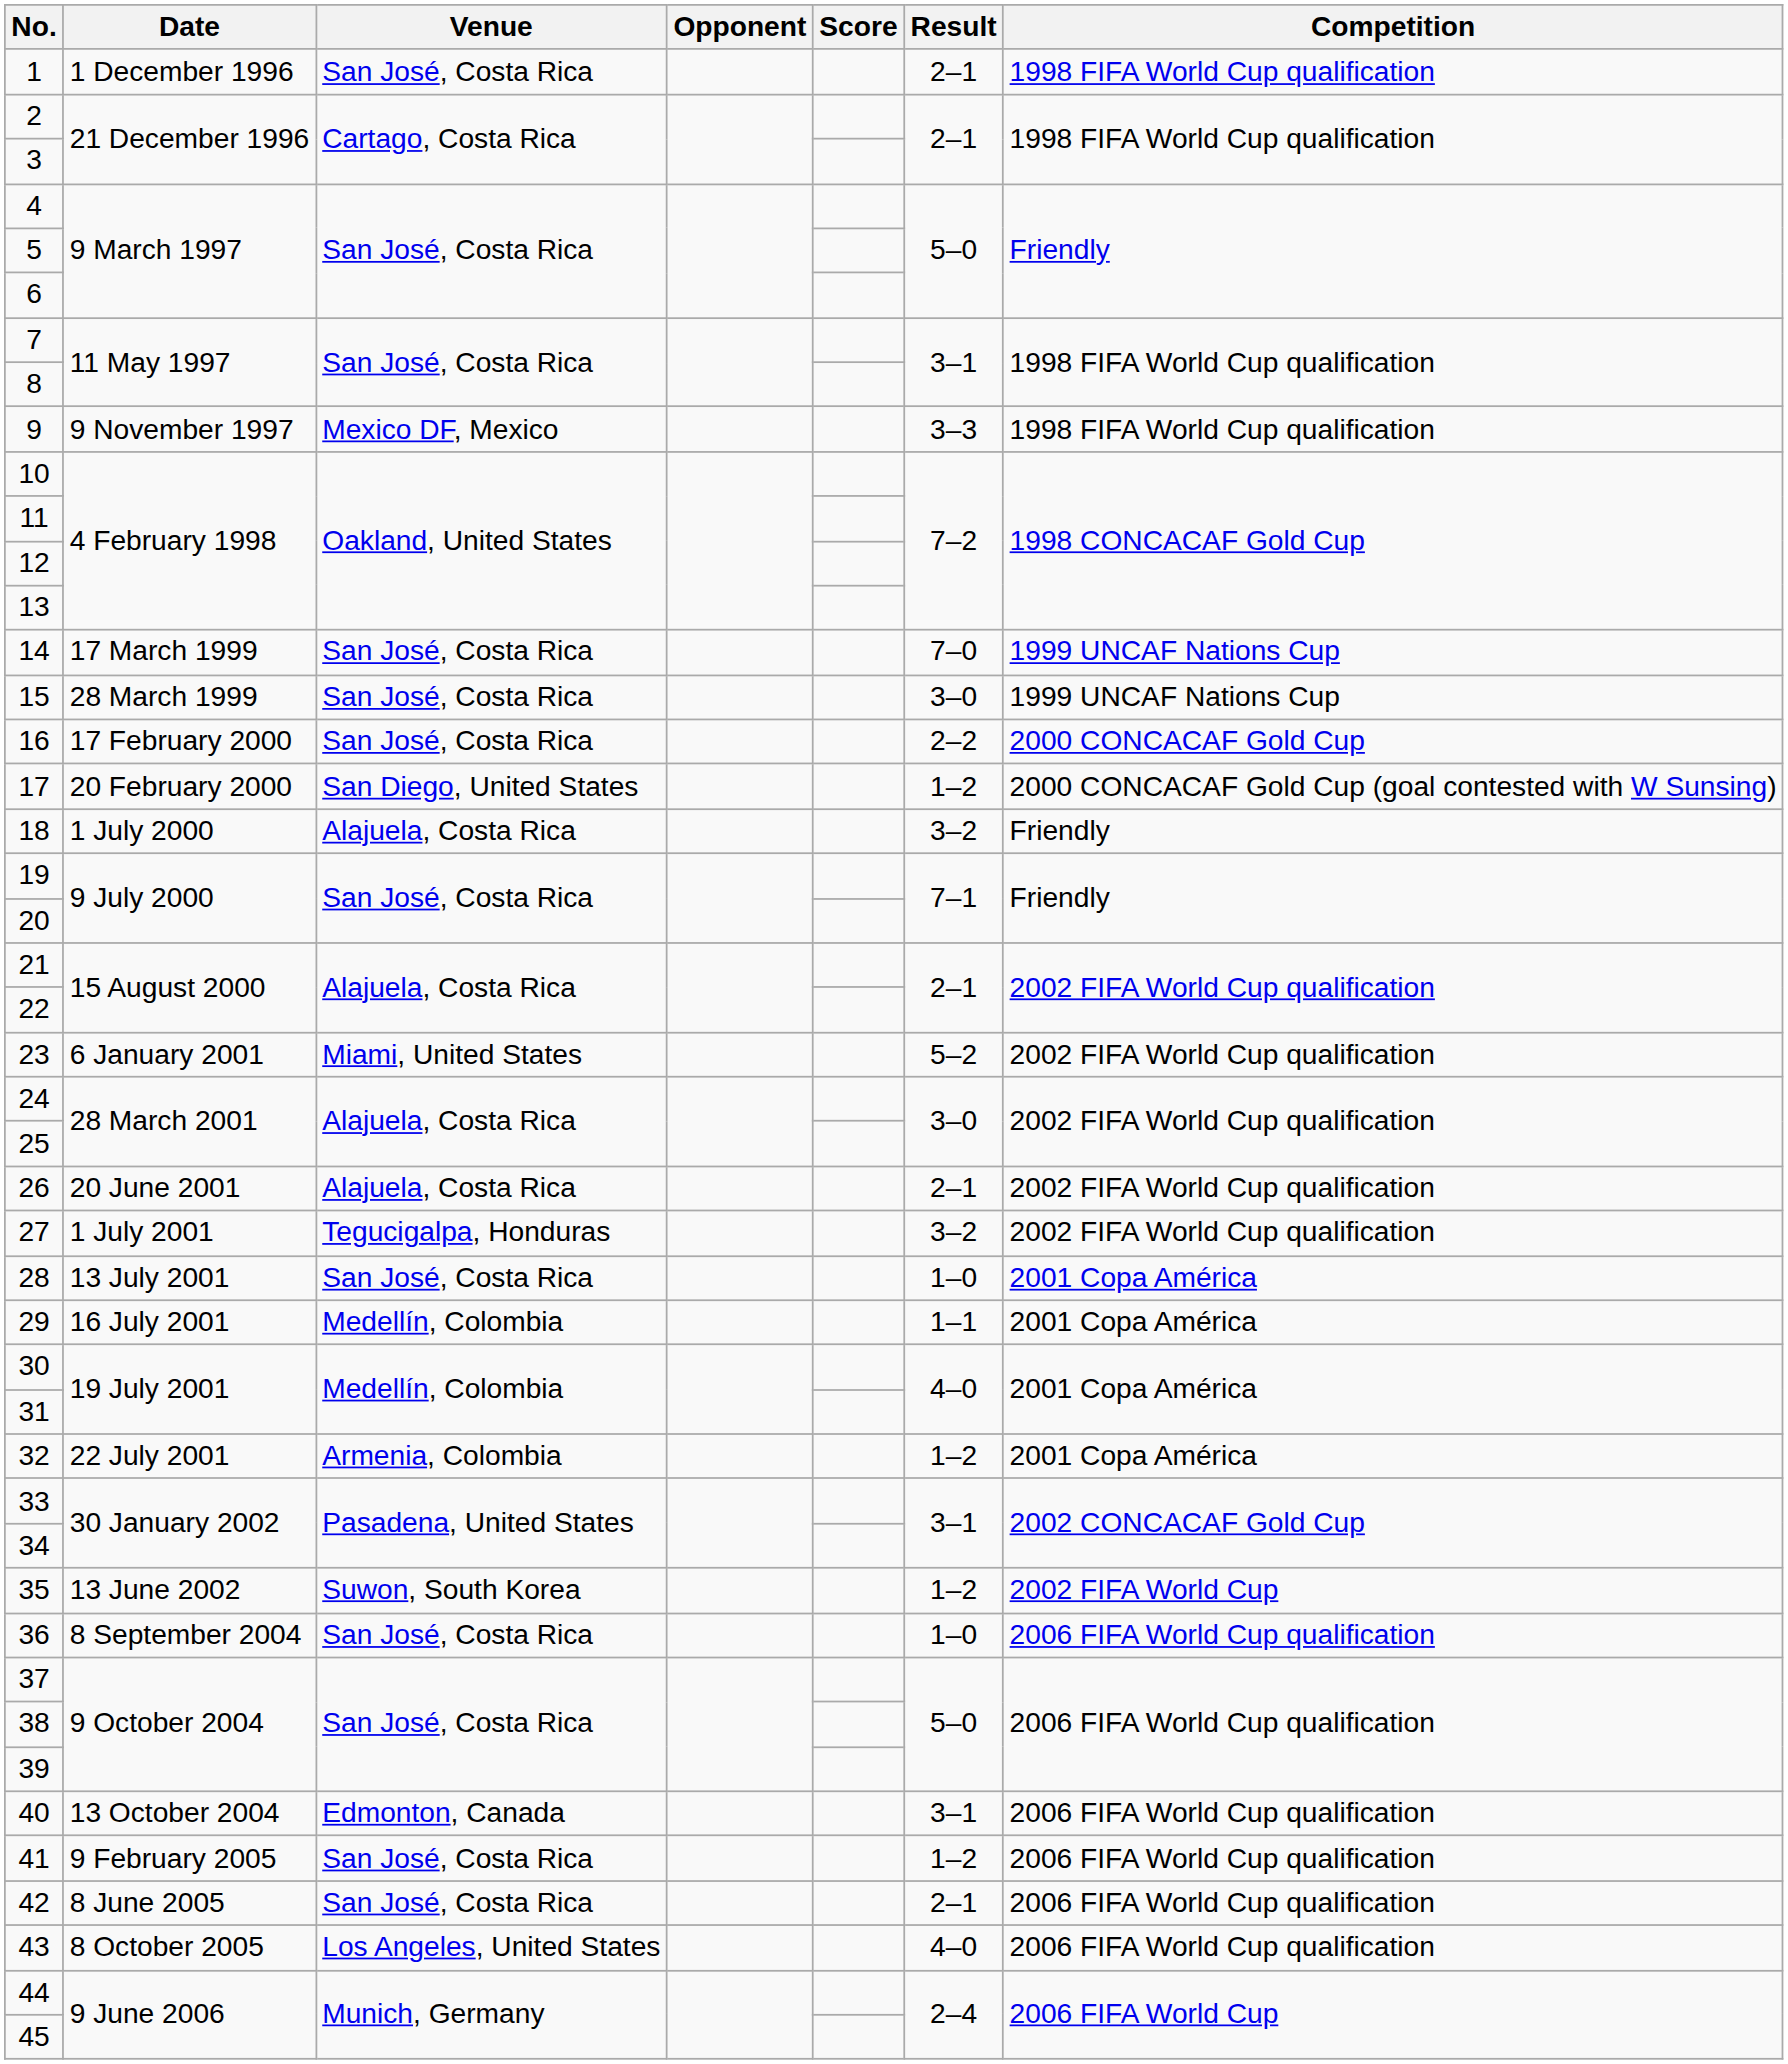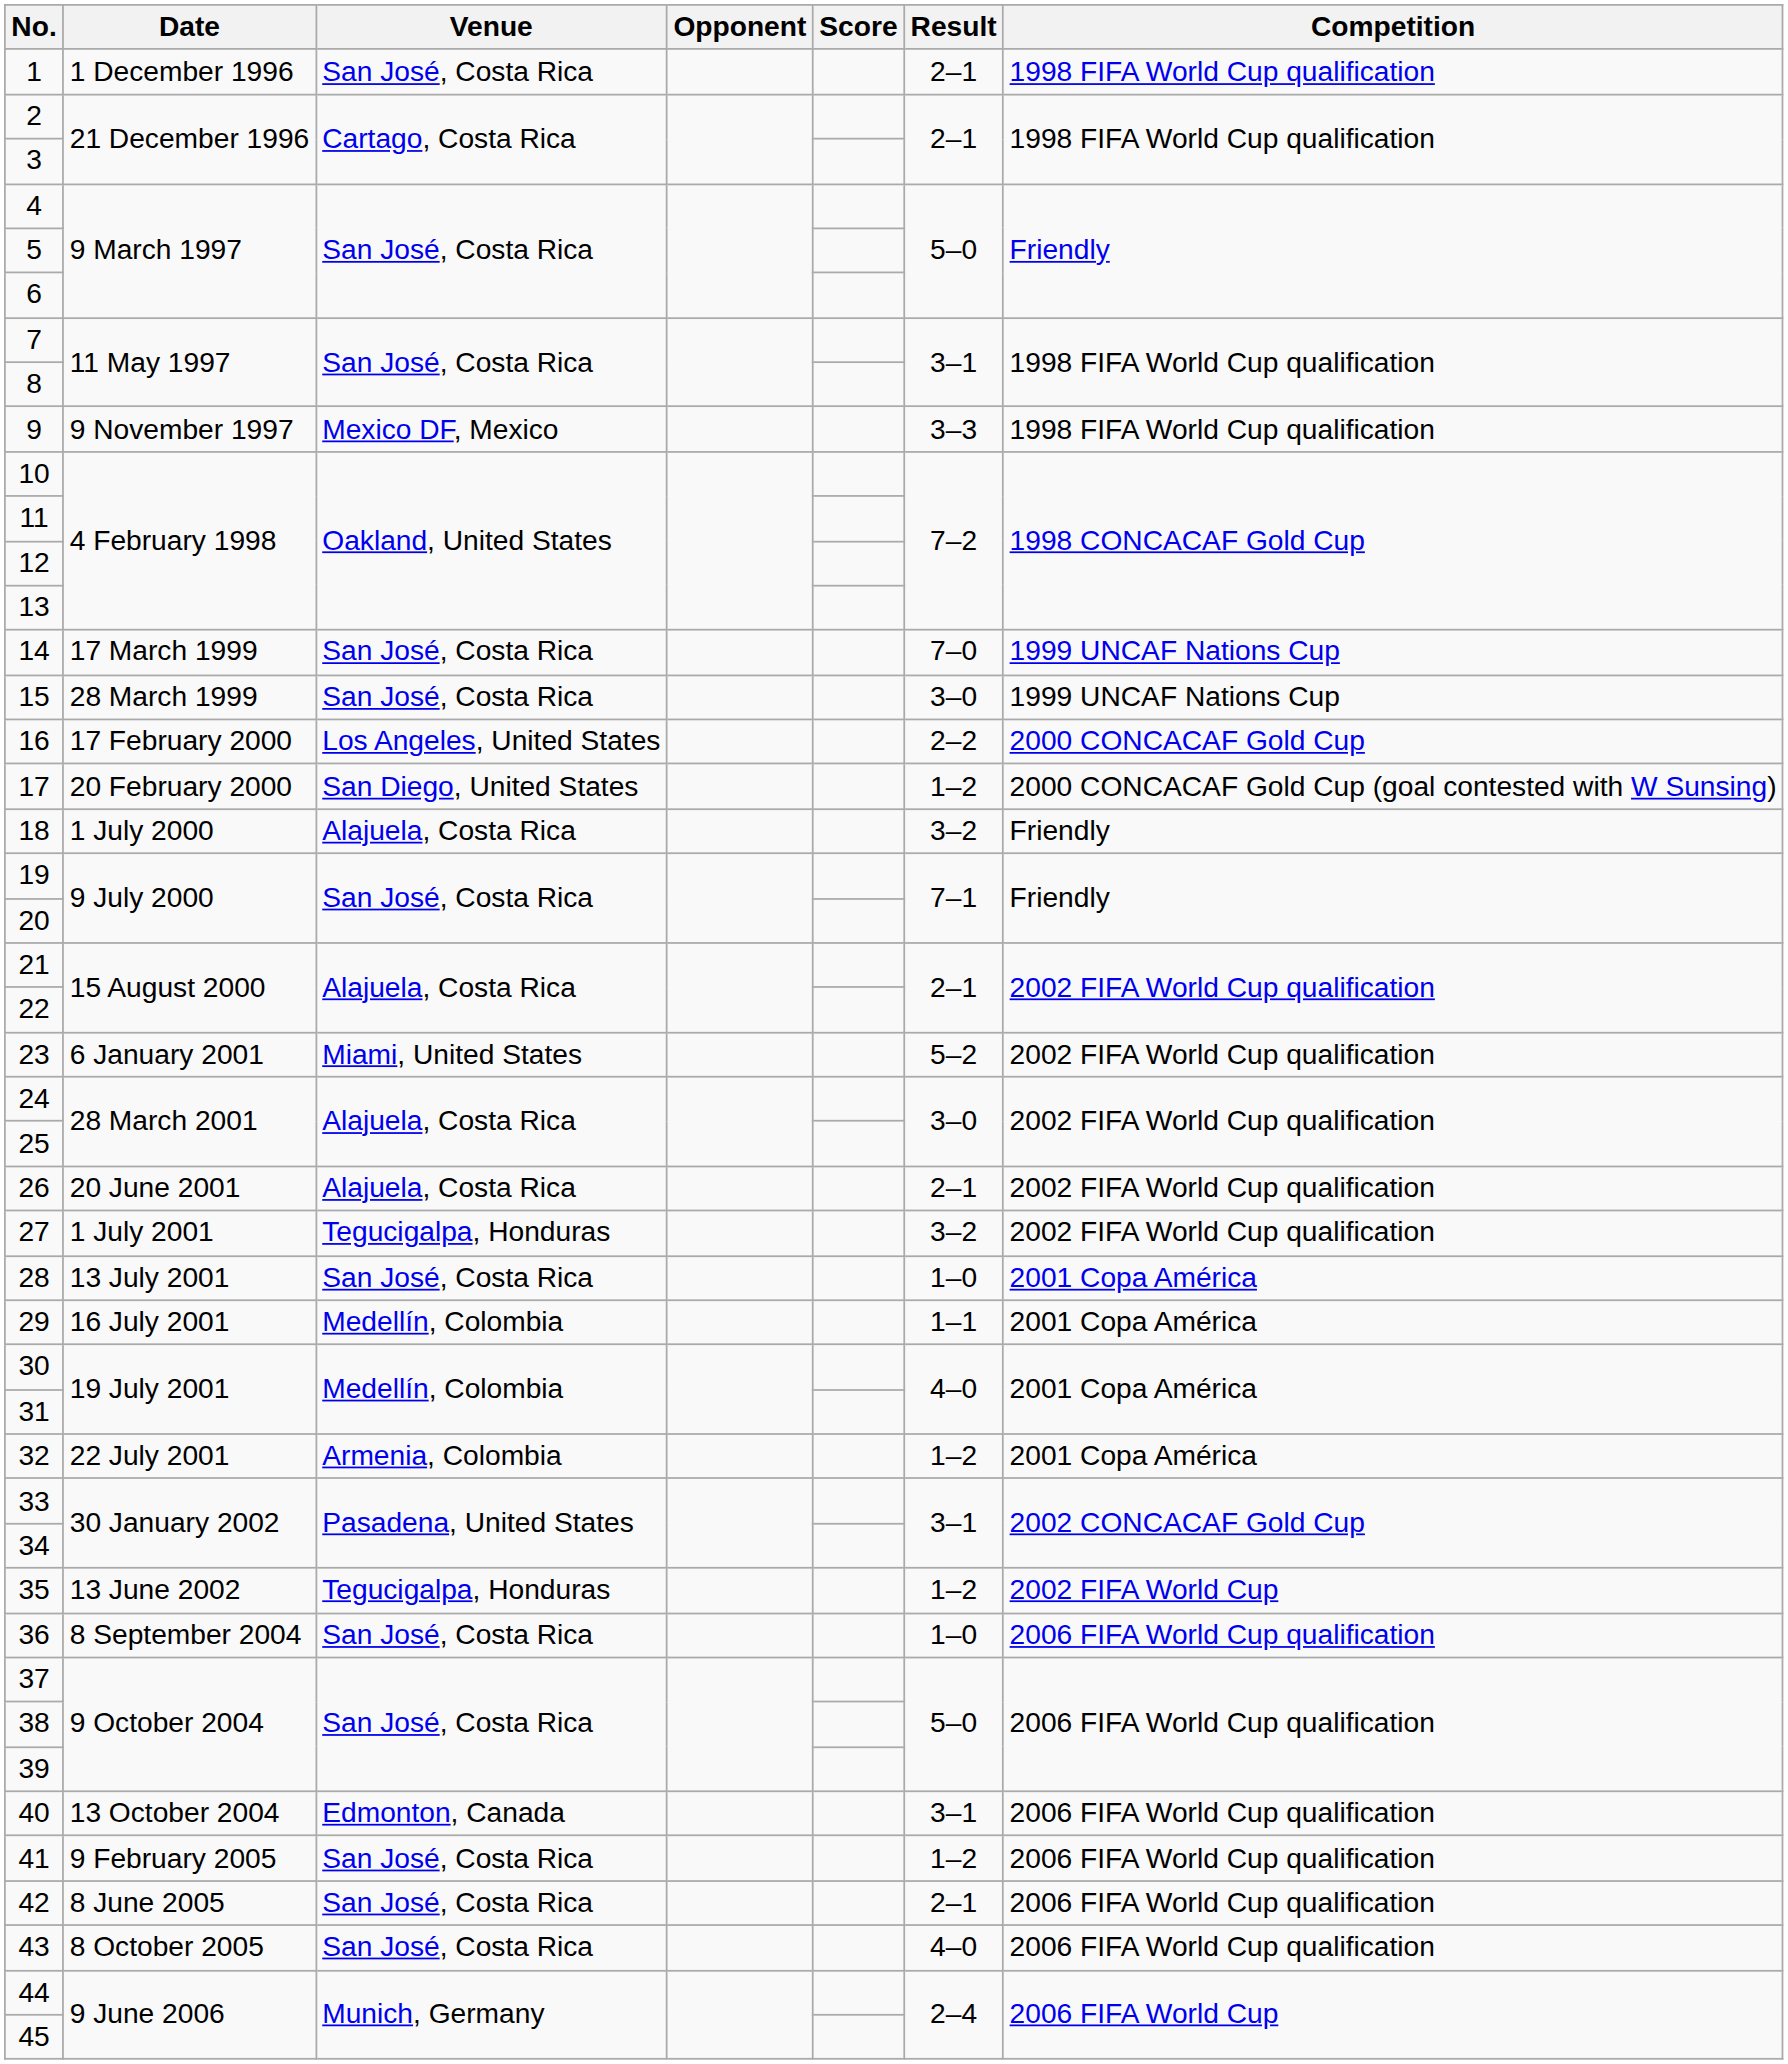(458, 741) San José, Costa Rica -> (491, 741) Los Angeles, United States
(451, 1589) Suwon, South Korea -> (466, 1589) Tegucigalpa, Honduras
(491, 1947) Los Angeles, United States -> (458, 1947) San José, Costa Rica
